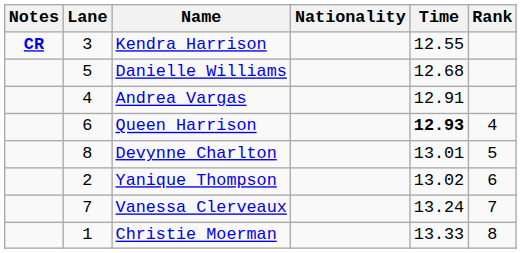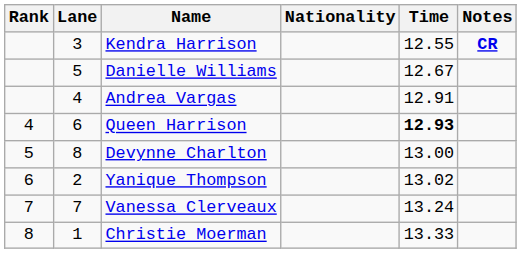columns swapped: (492, 19) <-> (34, 19)
(439, 73) 12.68 -> (429, 73) 12.67
(439, 154) 13.01 -> (429, 154) 13.00
